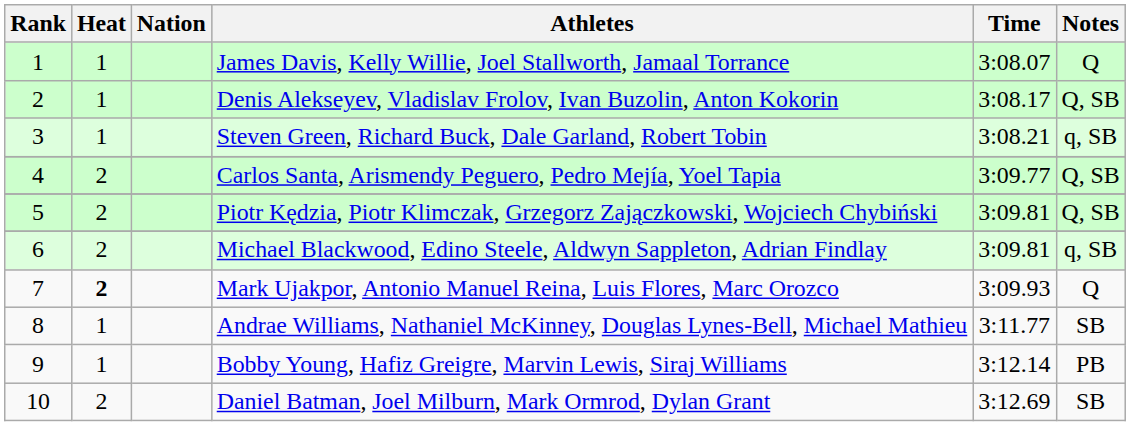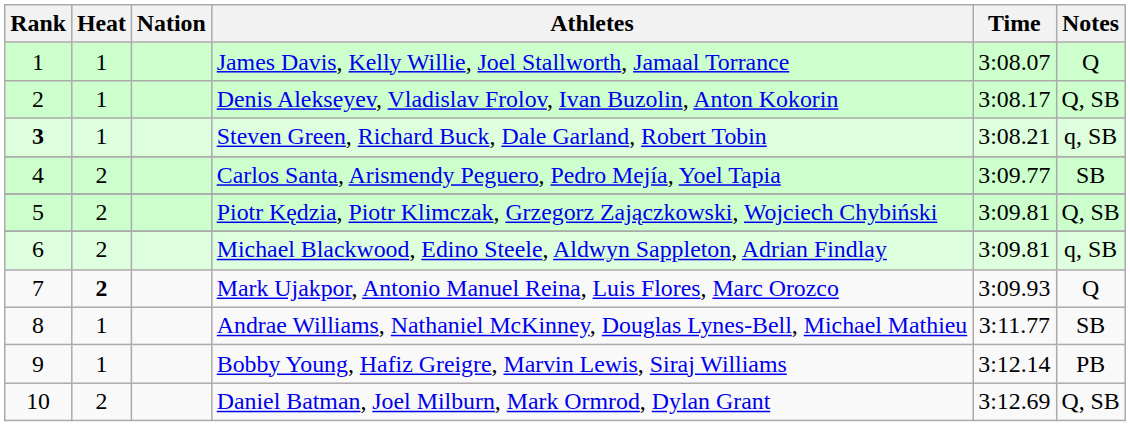(38, 136) normal -> (38, 136) bold
(1091, 174) Q, SB -> (1091, 174) SB
(1091, 401) SB -> (1091, 401) Q, SB
